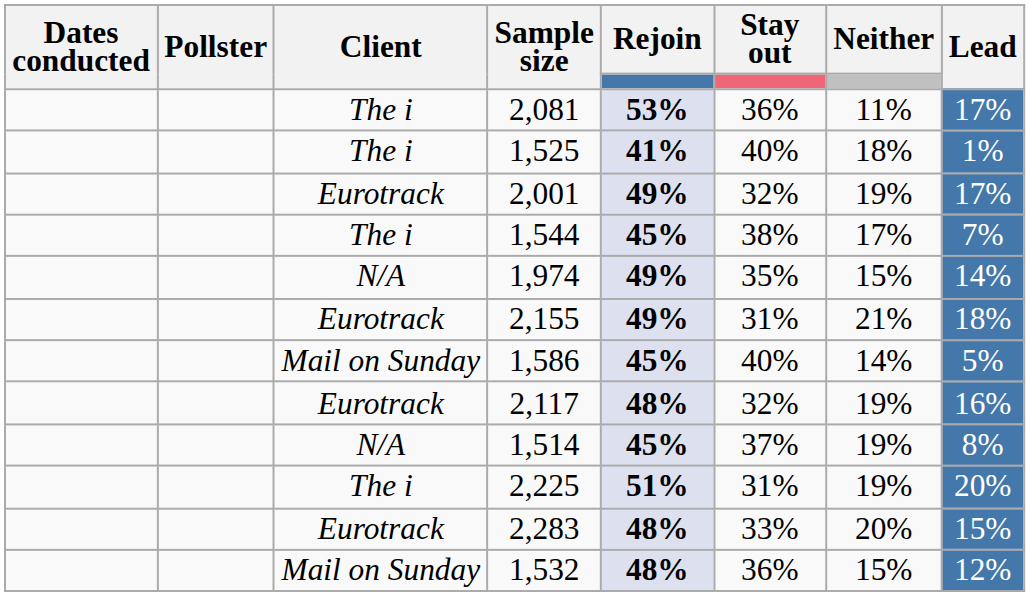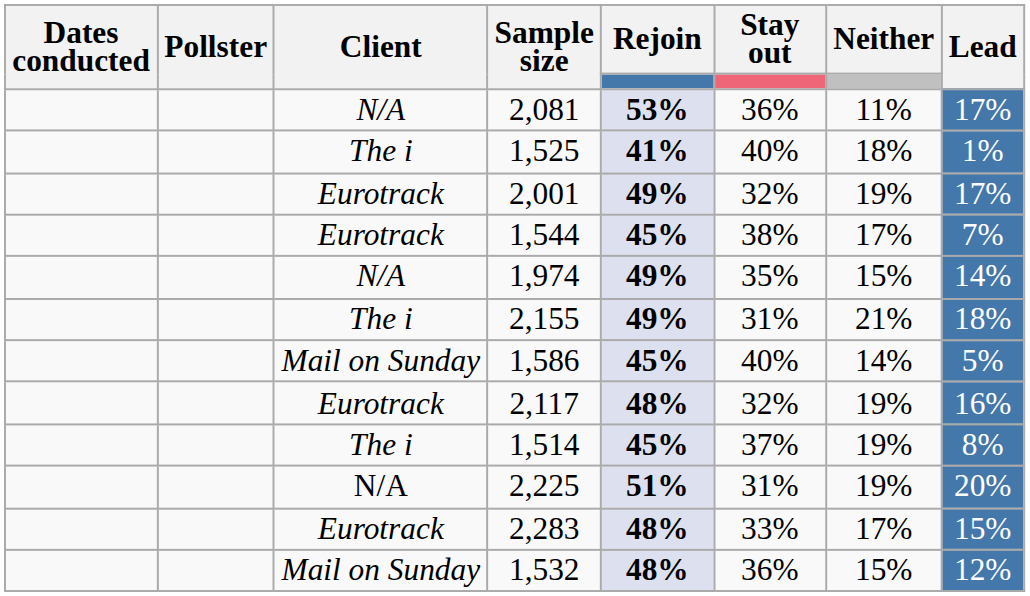(381, 109) The i -> (381, 109) N/A
(381, 234) The i -> (381, 234) Eurotrack
(381, 318) Eurotrack -> (381, 318) The i
(381, 444) N/A -> (381, 444) The i
(381, 486) The i -> (381, 486) N/A
(884, 528) 20% -> (884, 528) 17%
